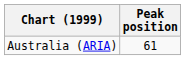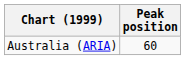(150, 46) 61 -> (150, 46) 60
